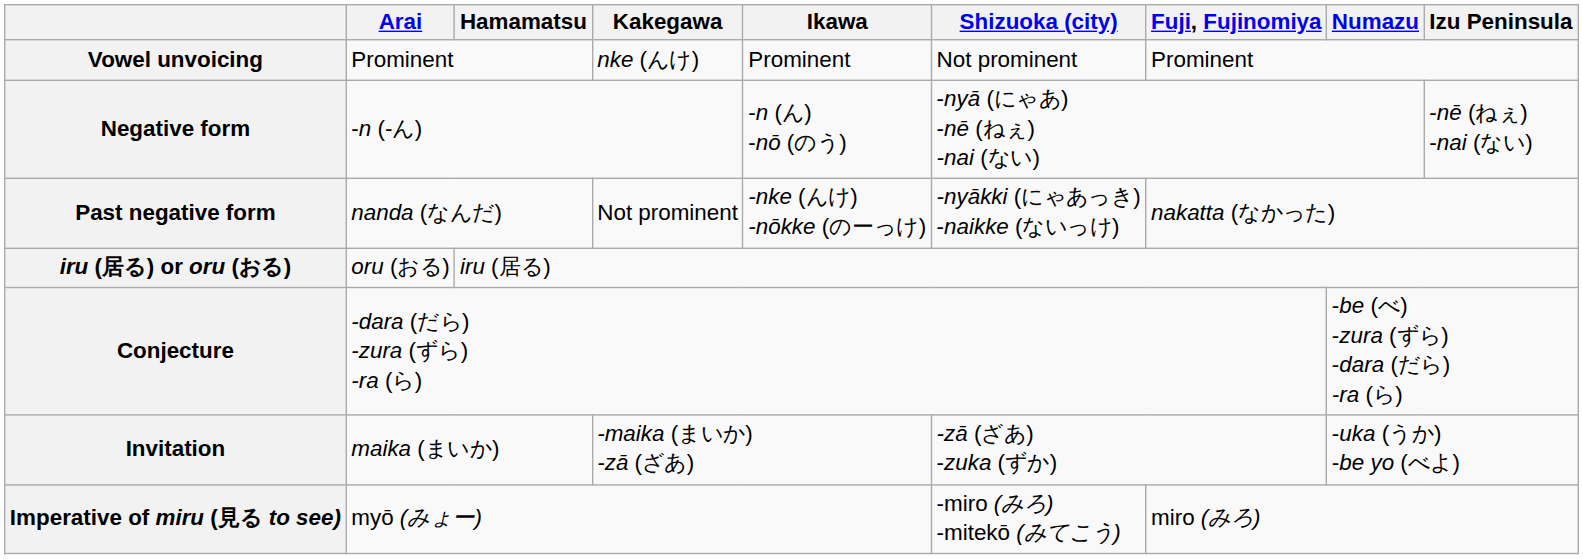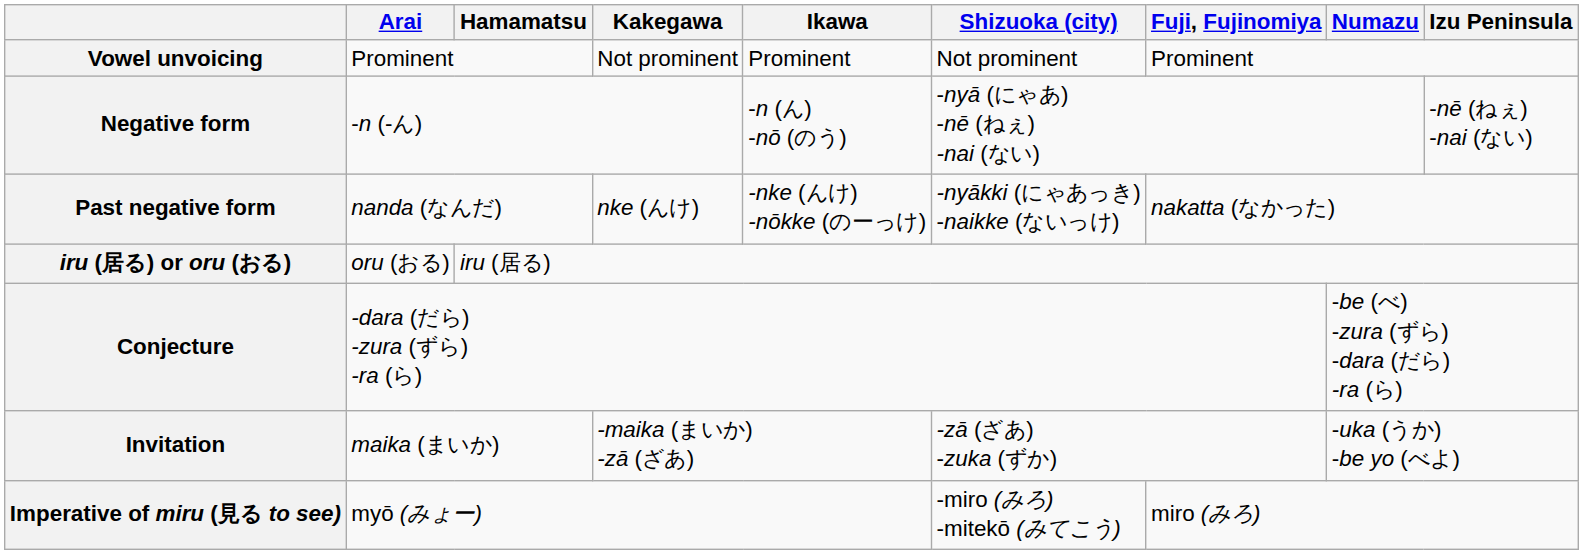(648, 59) nke (んけ) -> (668, 57) Not prominent
(668, 212) Not prominent -> (648, 207) nke (んけ)
